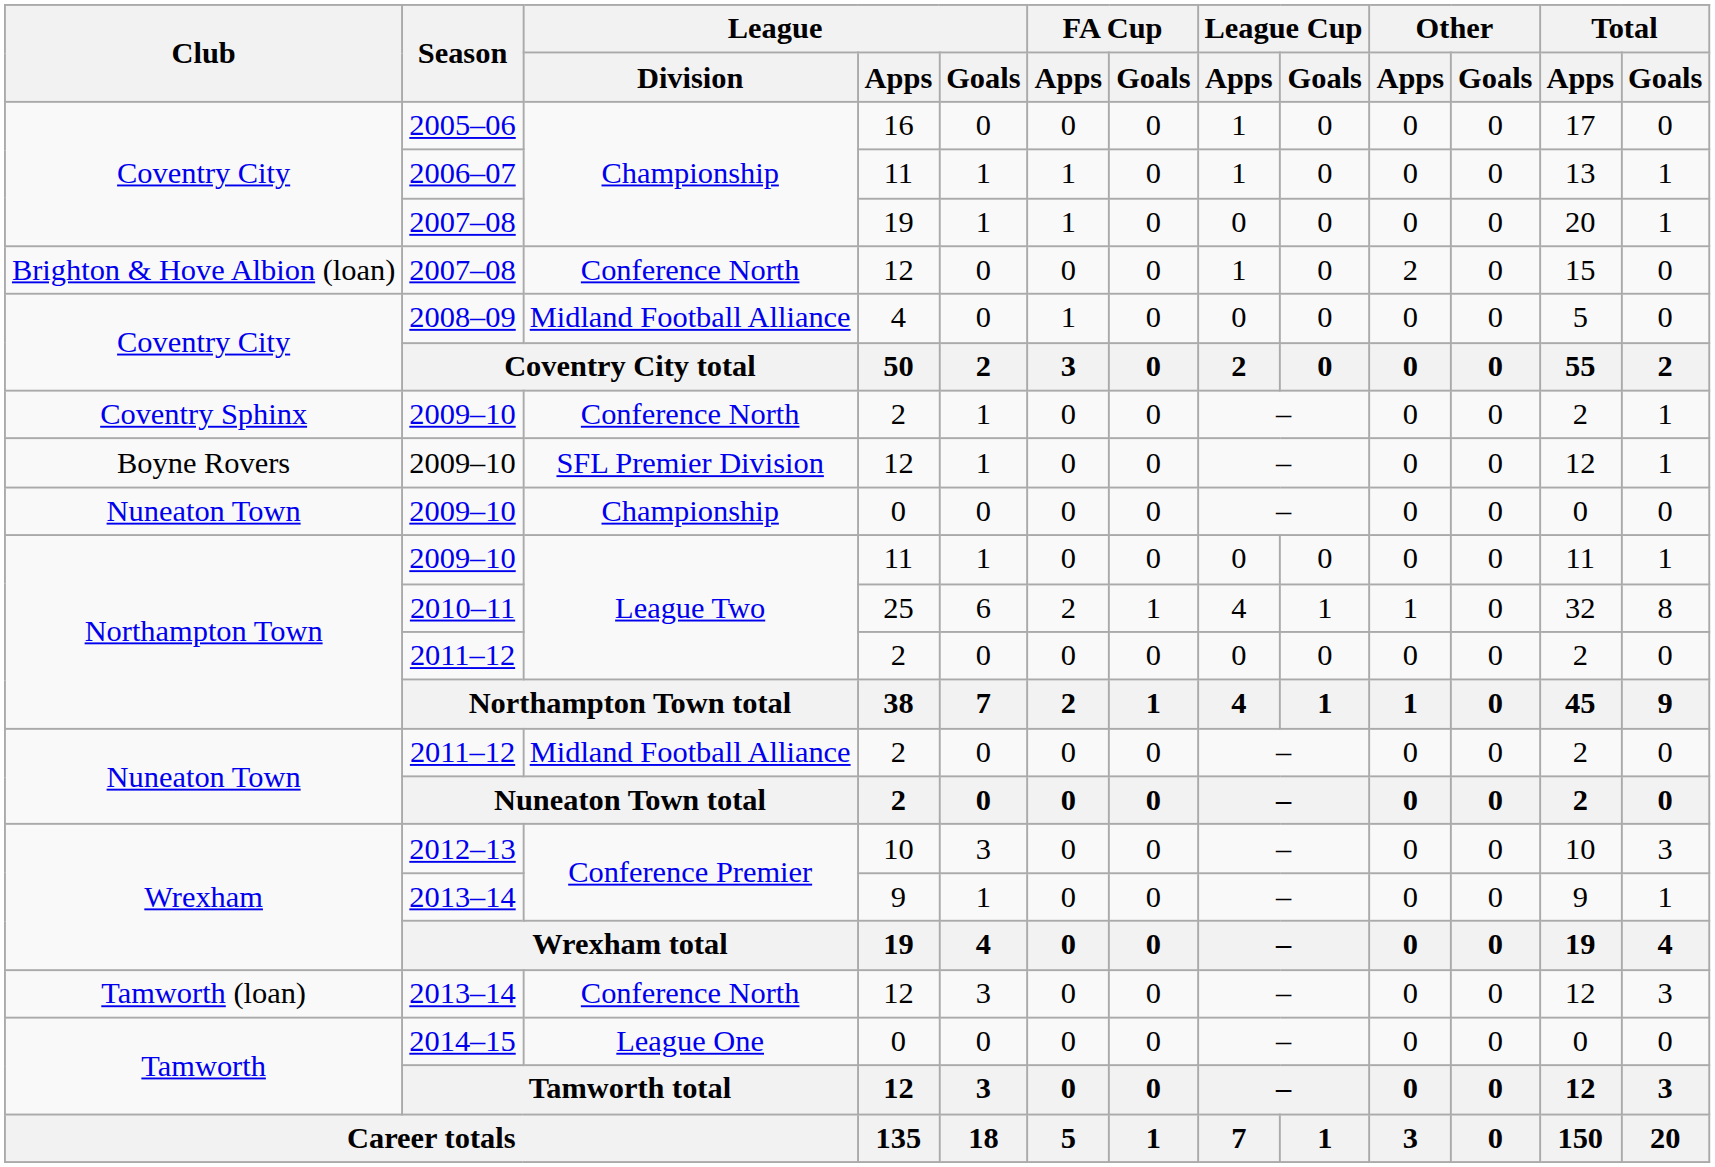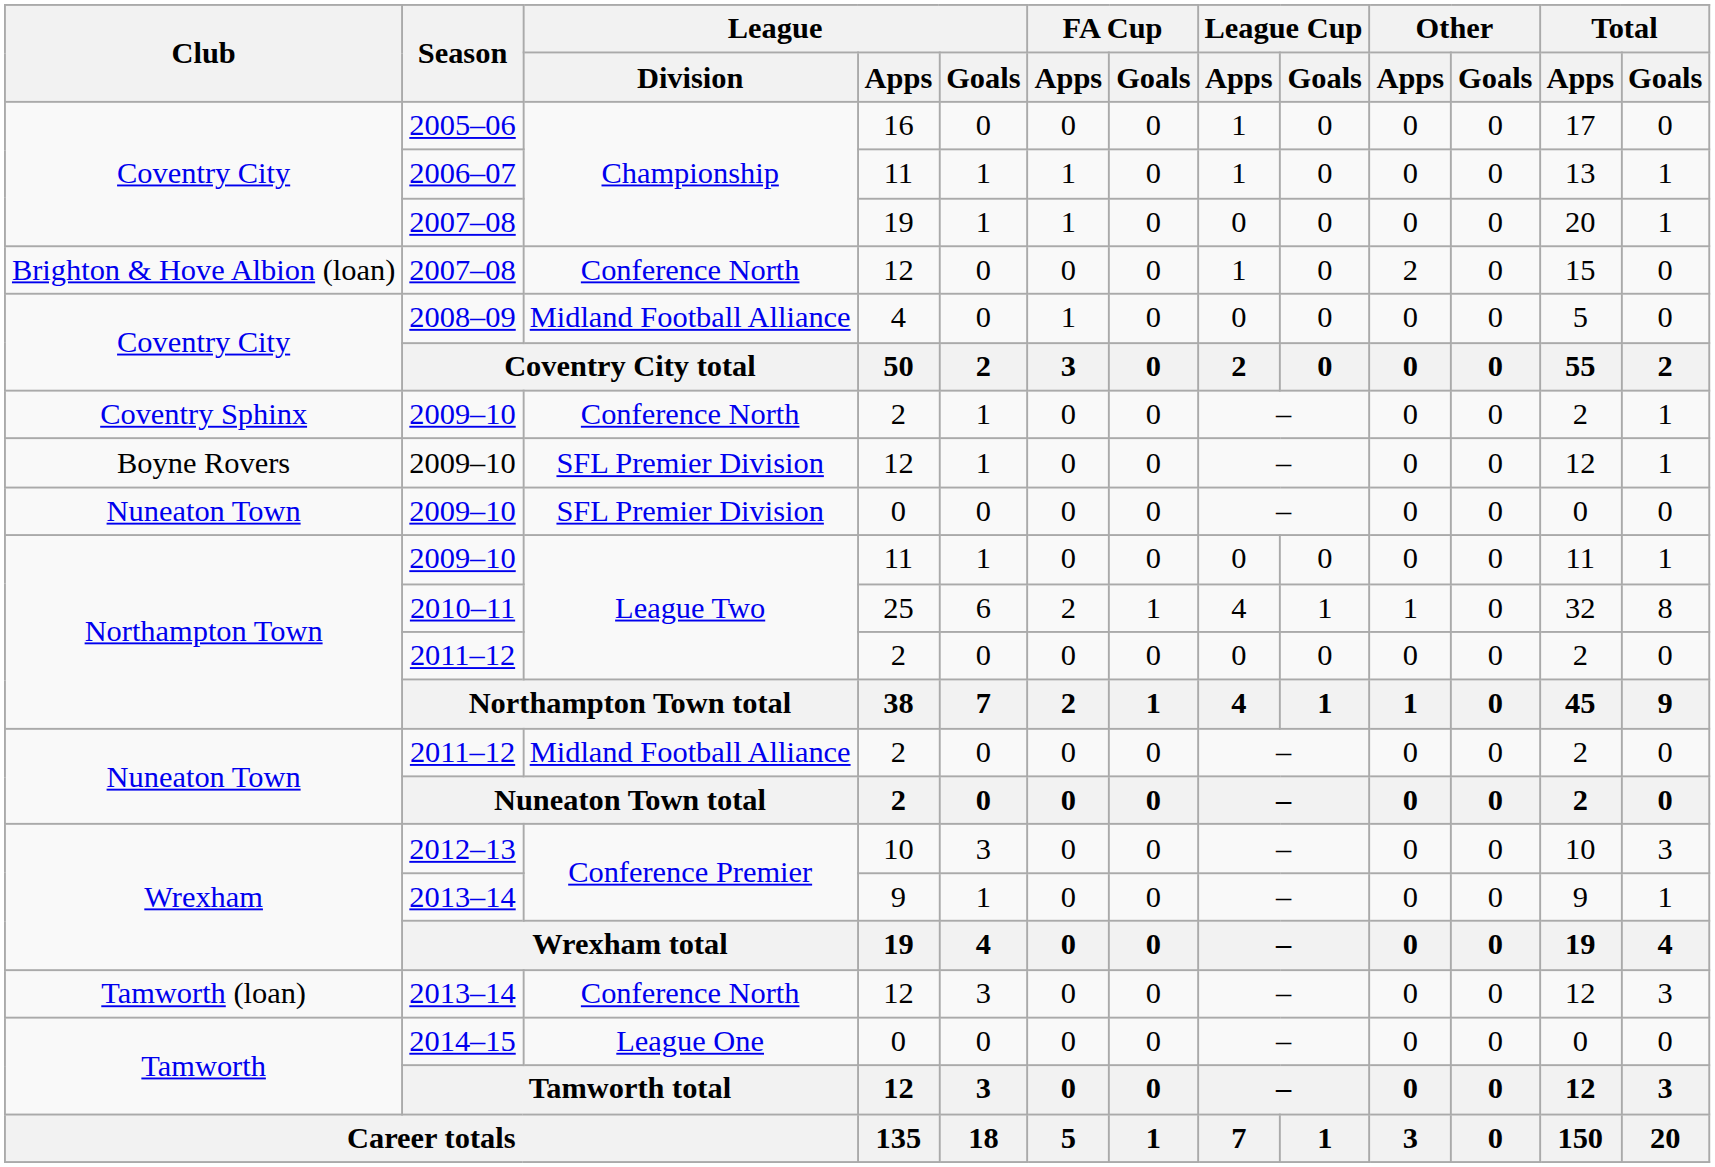(690, 510) Championship -> (690, 510) SFL Premier Division
